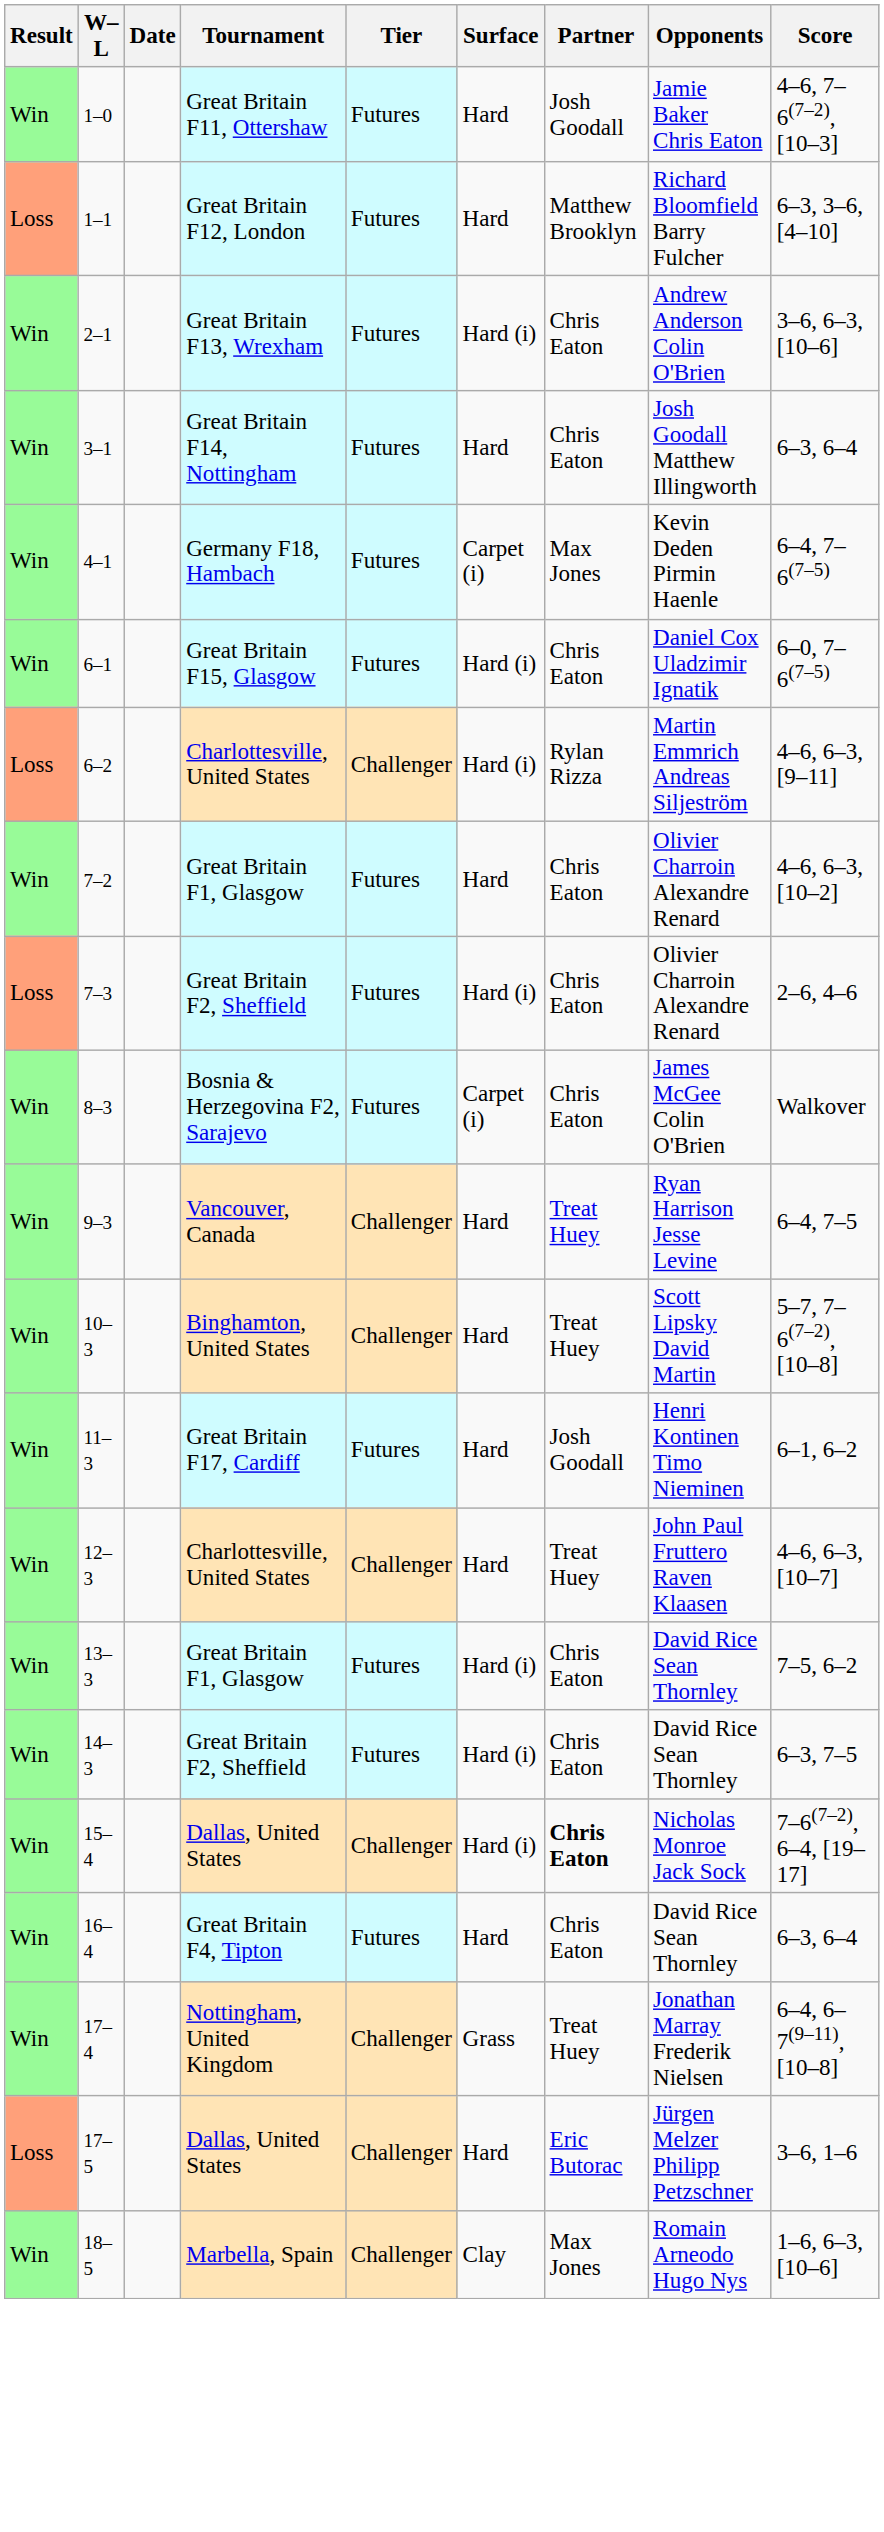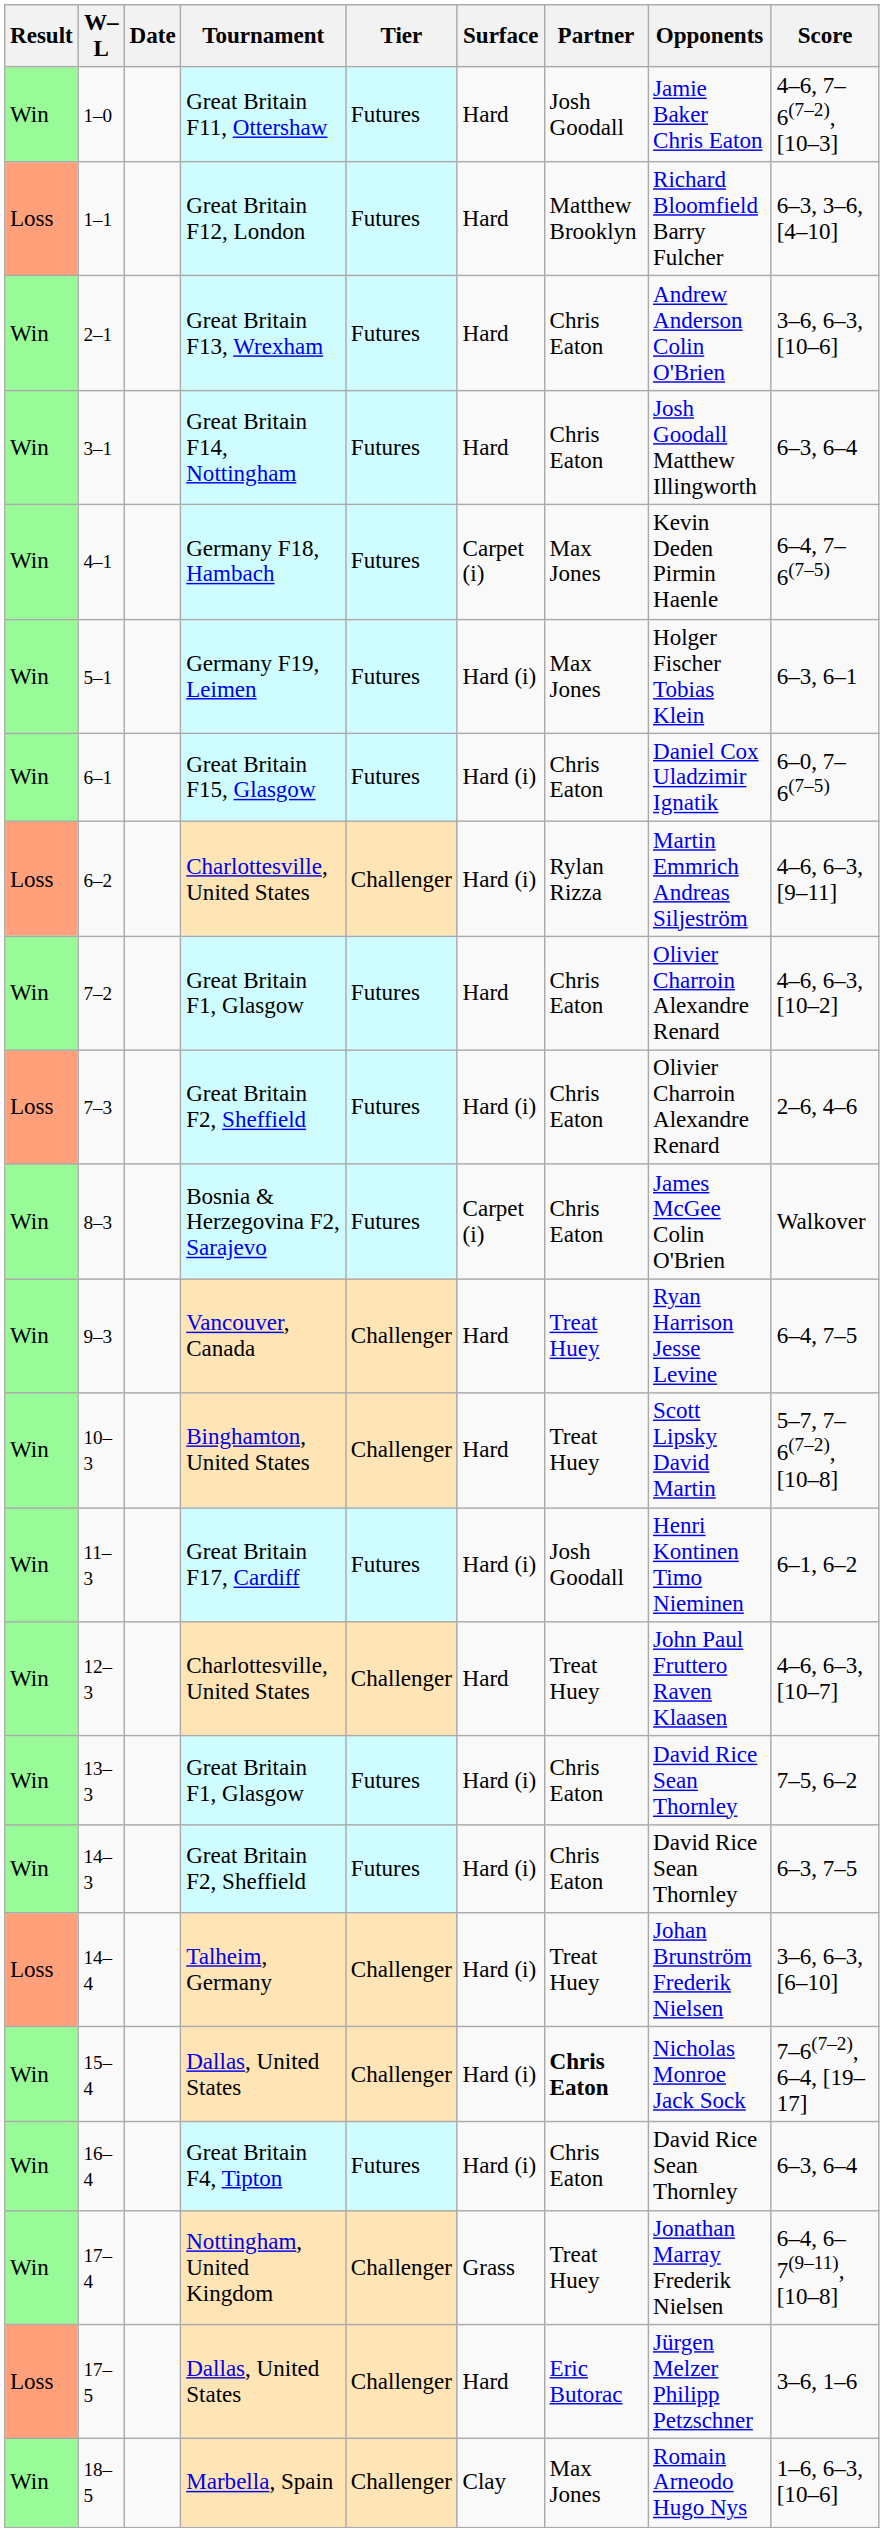(499, 333) Hard (i) -> (486, 333) Hard
+ row: (98, 677)
(486, 1450) Hard -> (499, 1564) Hard (i)
+ row: (98, 1971)
(486, 1937) Hard -> (499, 2165) Hard (i)
